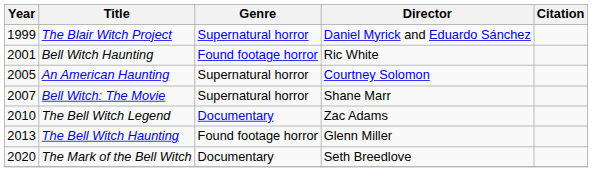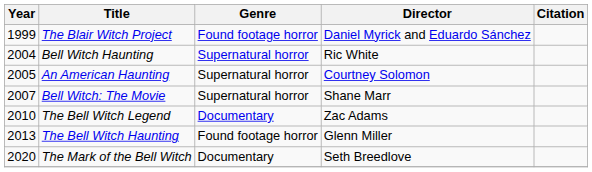(253, 34) Supernatural horror -> (258, 34) Found footage horror
(22, 55) 2001 -> (22, 55) 2004
(258, 55) Found footage horror -> (253, 55) Supernatural horror
